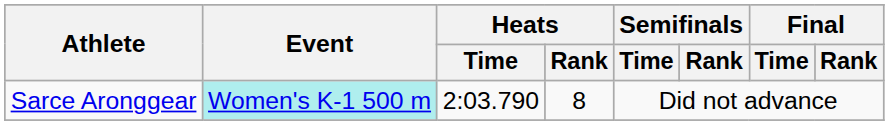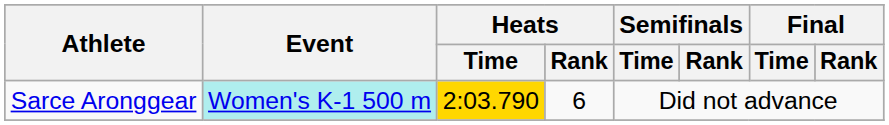(491, 101) no background -> (491, 101) gold background
(579, 101) 8 -> (579, 101) 6
